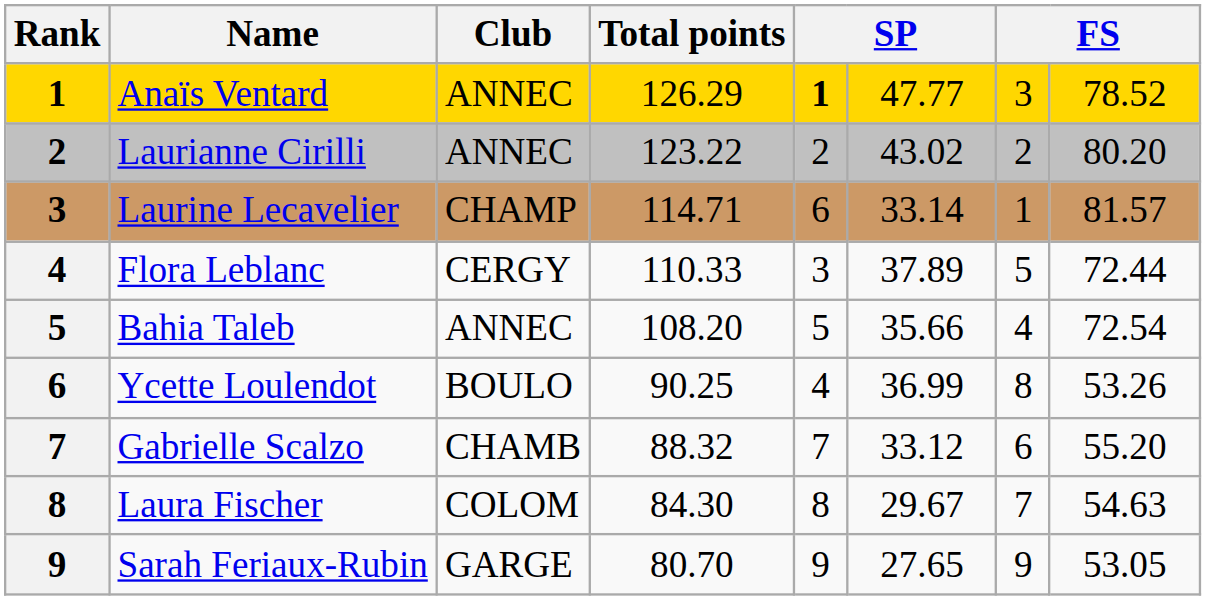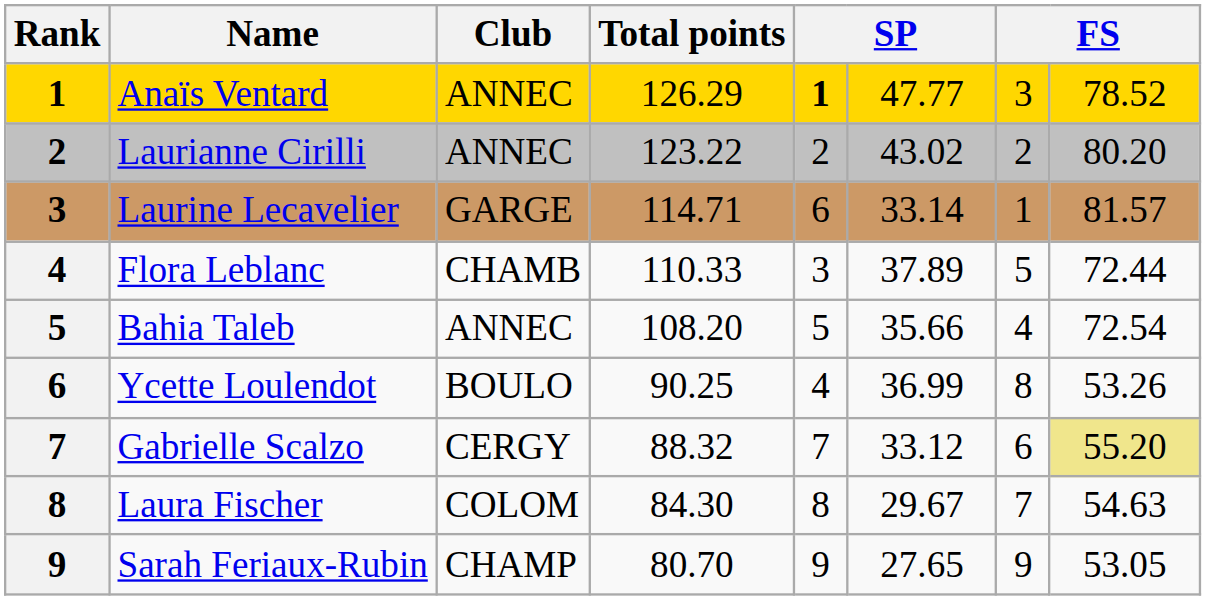(511, 210) CHAMP -> (509, 210) GARGE
(508, 269) CERGY -> (513, 269) CHAMB
(513, 446) CHAMB -> (508, 446) CERGY
(1125, 446) no background -> (1125, 446) khaki background
(509, 563) GARGE -> (511, 563) CHAMP
